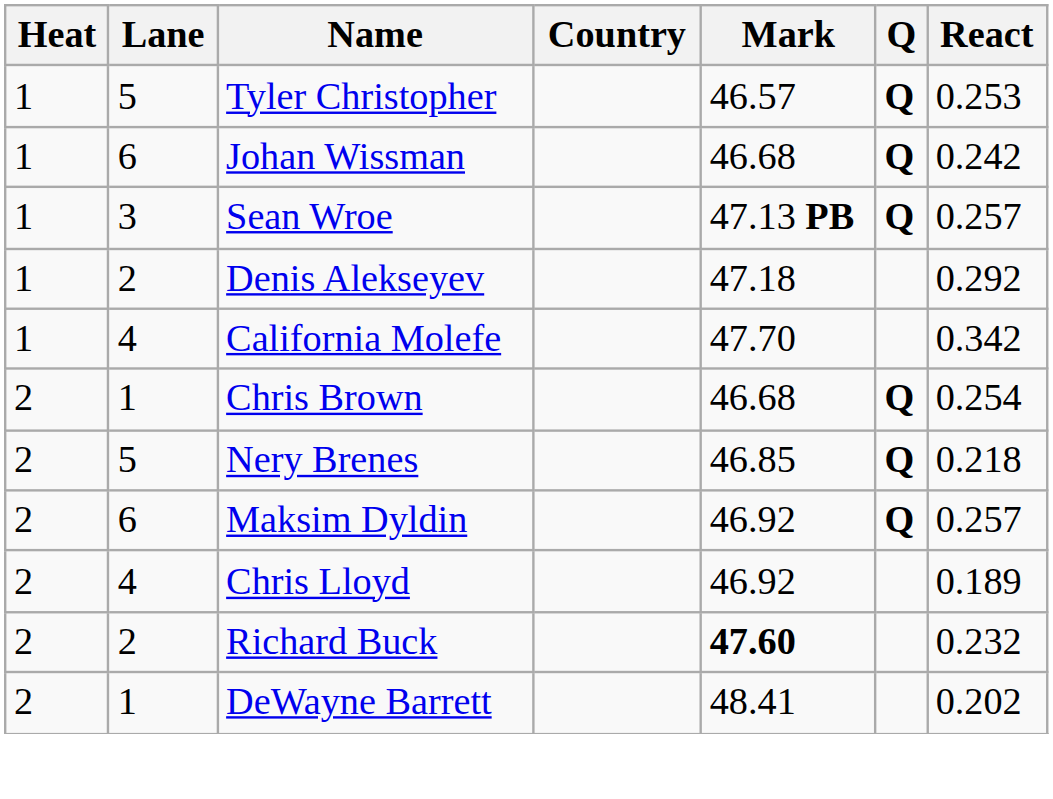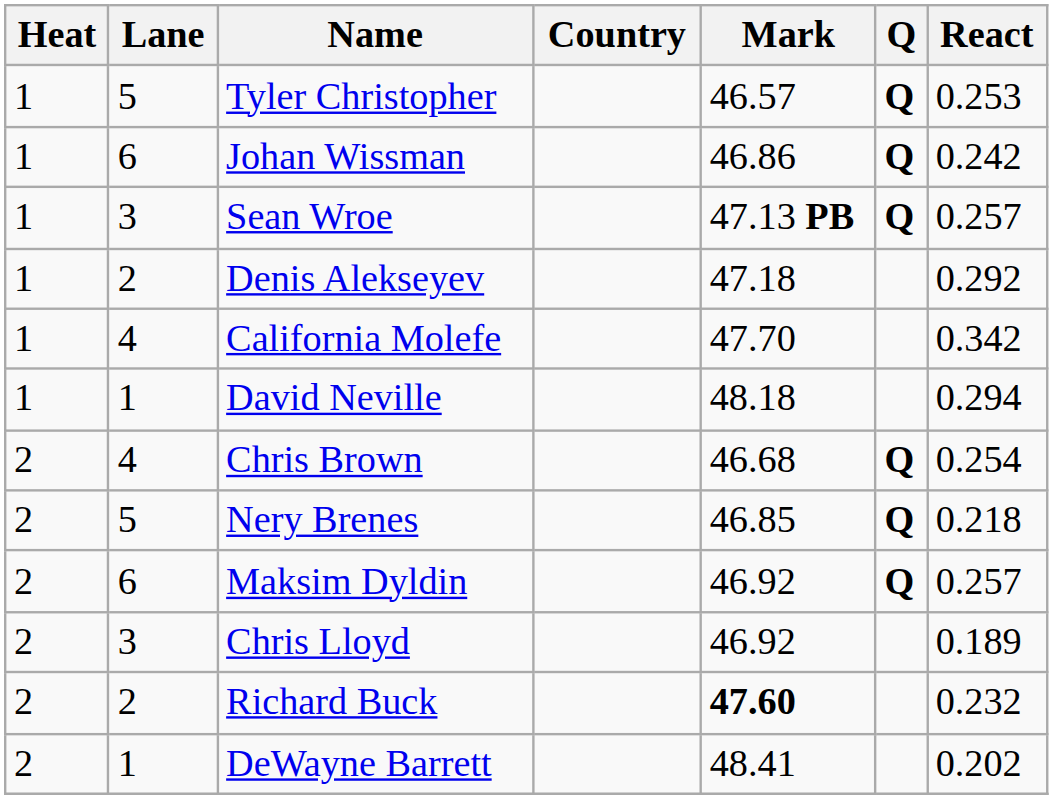(753, 156) 46.68 -> (753, 156) 46.86
+ row: (334, 398)
(127, 398) 1 -> (127, 459) 4
(127, 580) 4 -> (127, 641) 3
